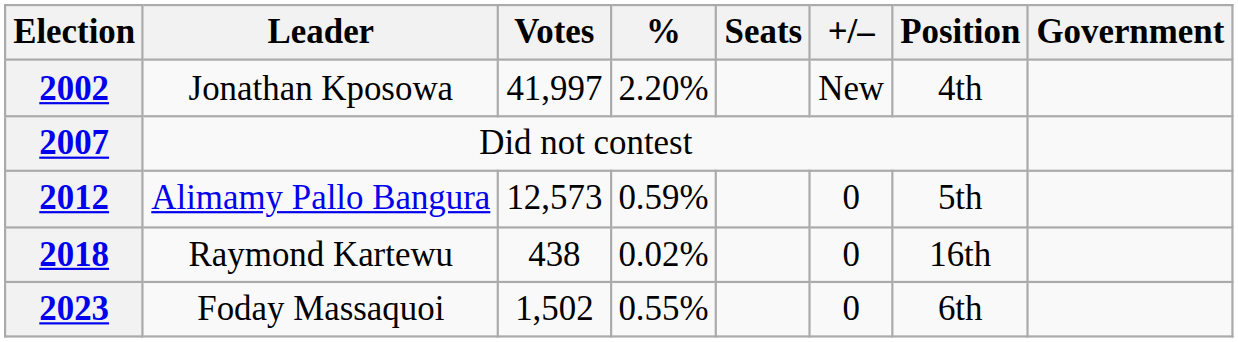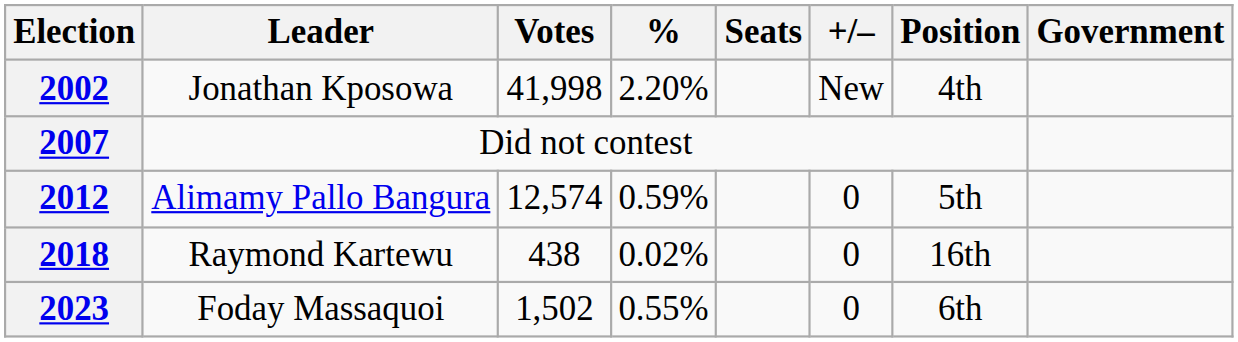(554, 87) 41,997 -> (554, 87) 41,998
(554, 198) 12,573 -> (554, 198) 12,574
